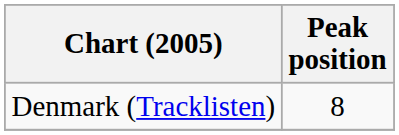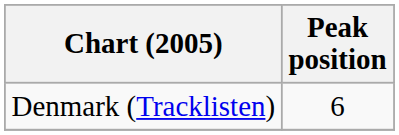(338, 105) 8 -> (338, 105) 6
